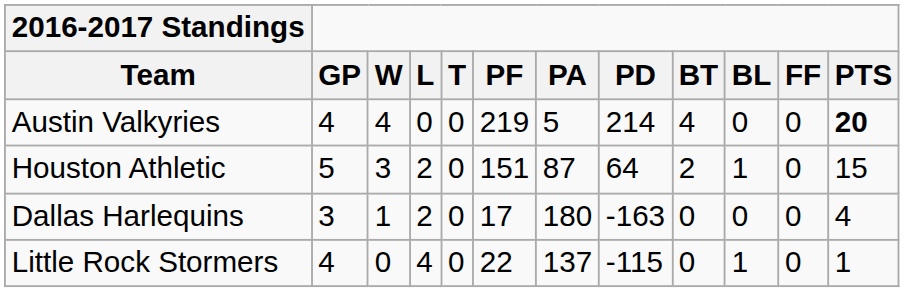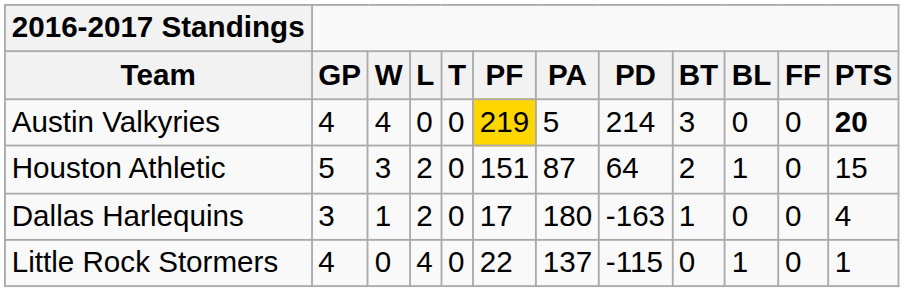(504, 121) no background -> (504, 121) gold background
(687, 121) 4 -> (687, 121) 3
(687, 215) 0 -> (687, 215) 1
